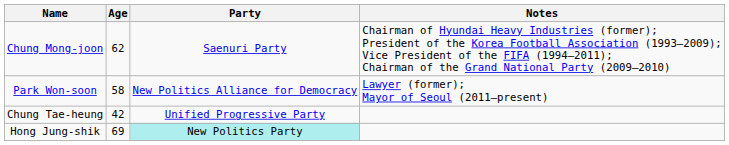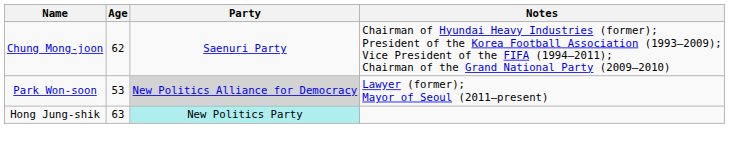(118, 91) 58 -> (118, 91) 53
(245, 91) no background -> (245, 91) lightgrey background
- row: (55, 114)
(118, 132) 69 -> (118, 114) 63
